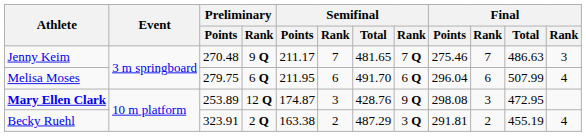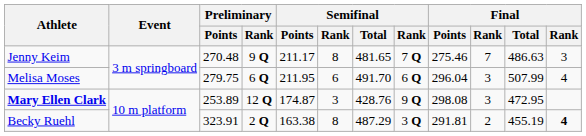(335, 57) 7 -> (335, 57) 8
(488, 78) 6 -> (488, 78) 3
(335, 121) 2 -> (335, 121) 8
(564, 121) normal -> (564, 121) bold
